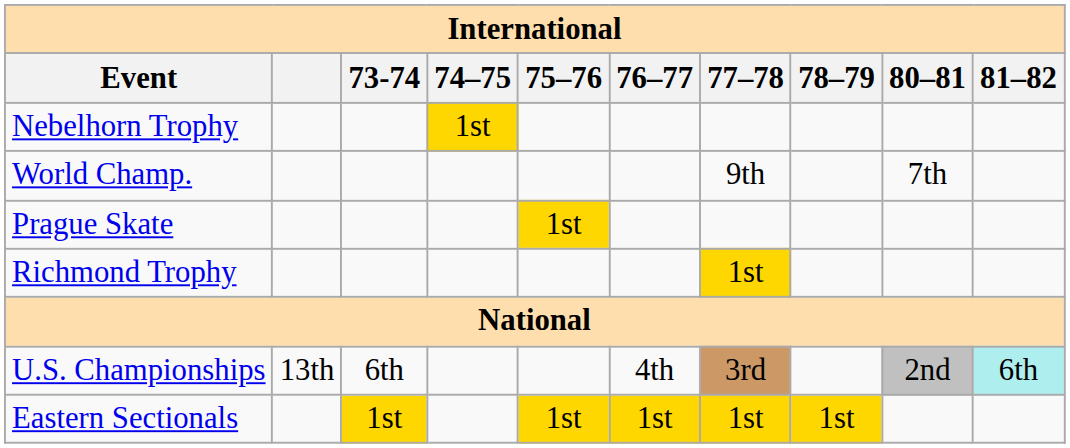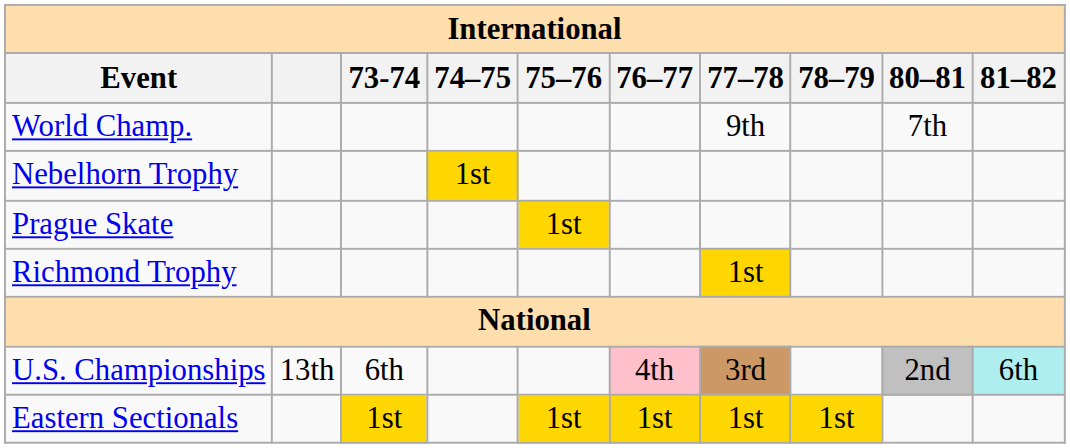rows swapped: (102, 175) <-> (125, 126)
(655, 369) no background -> (655, 369) pink background
